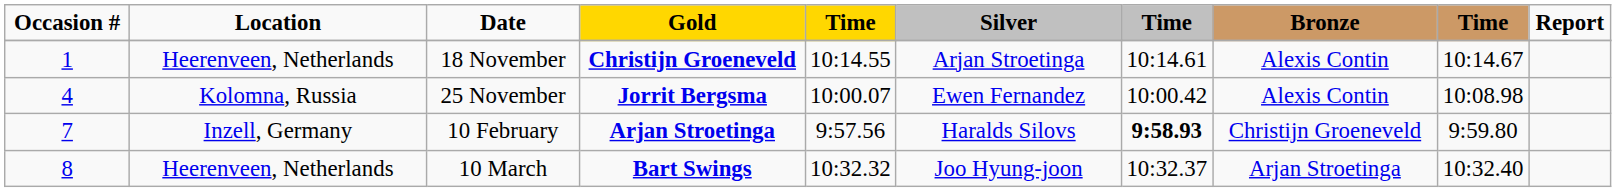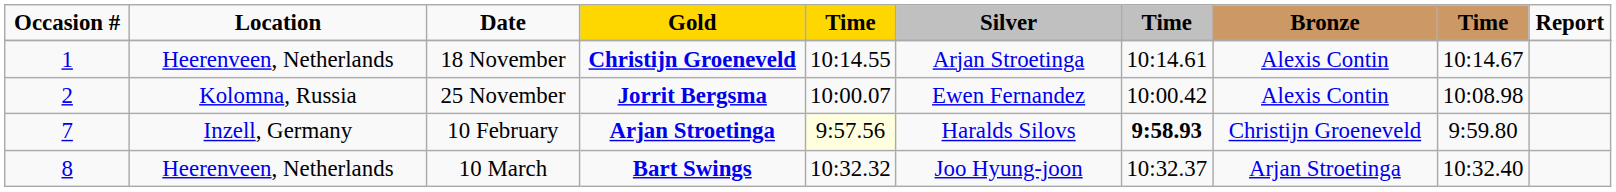(67, 95) 4 -> (67, 95) 2
(850, 131) no background -> (850, 131) lightyellow background
